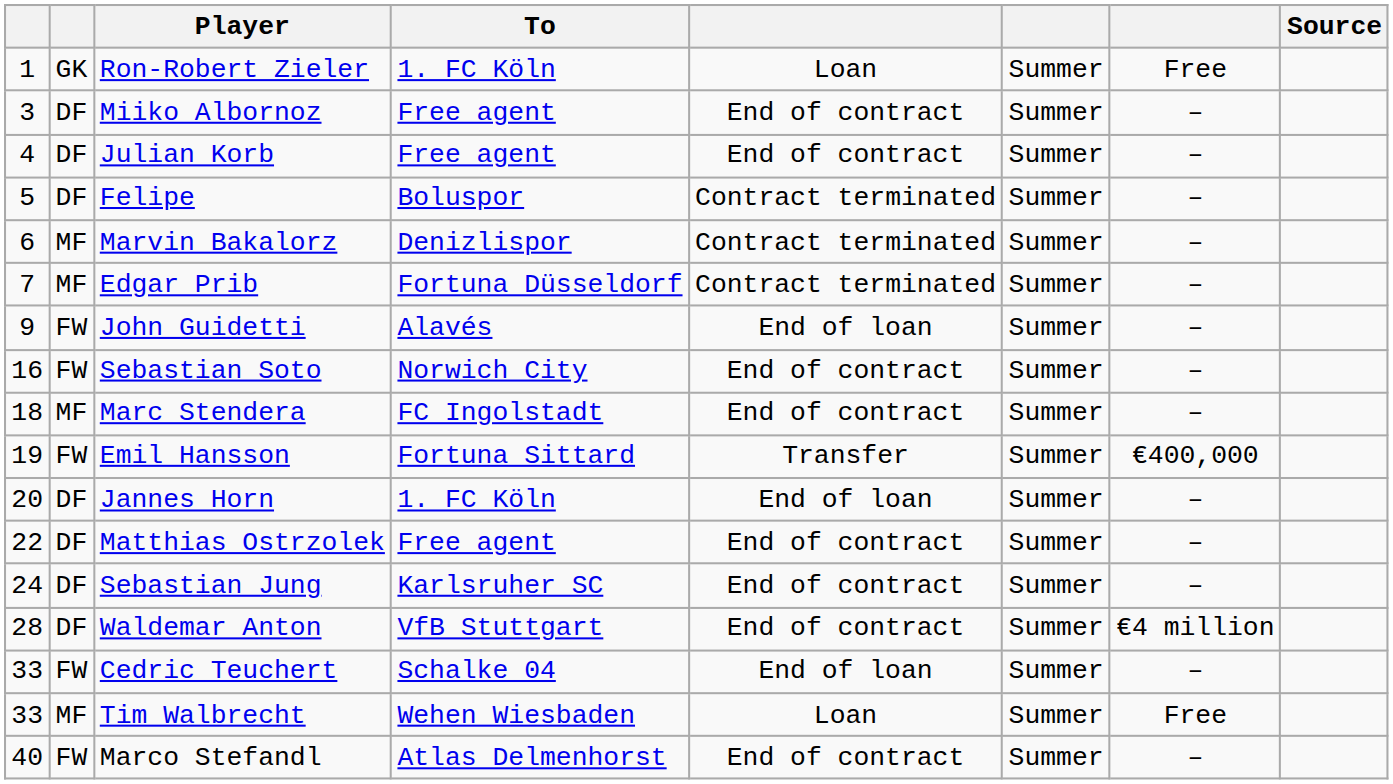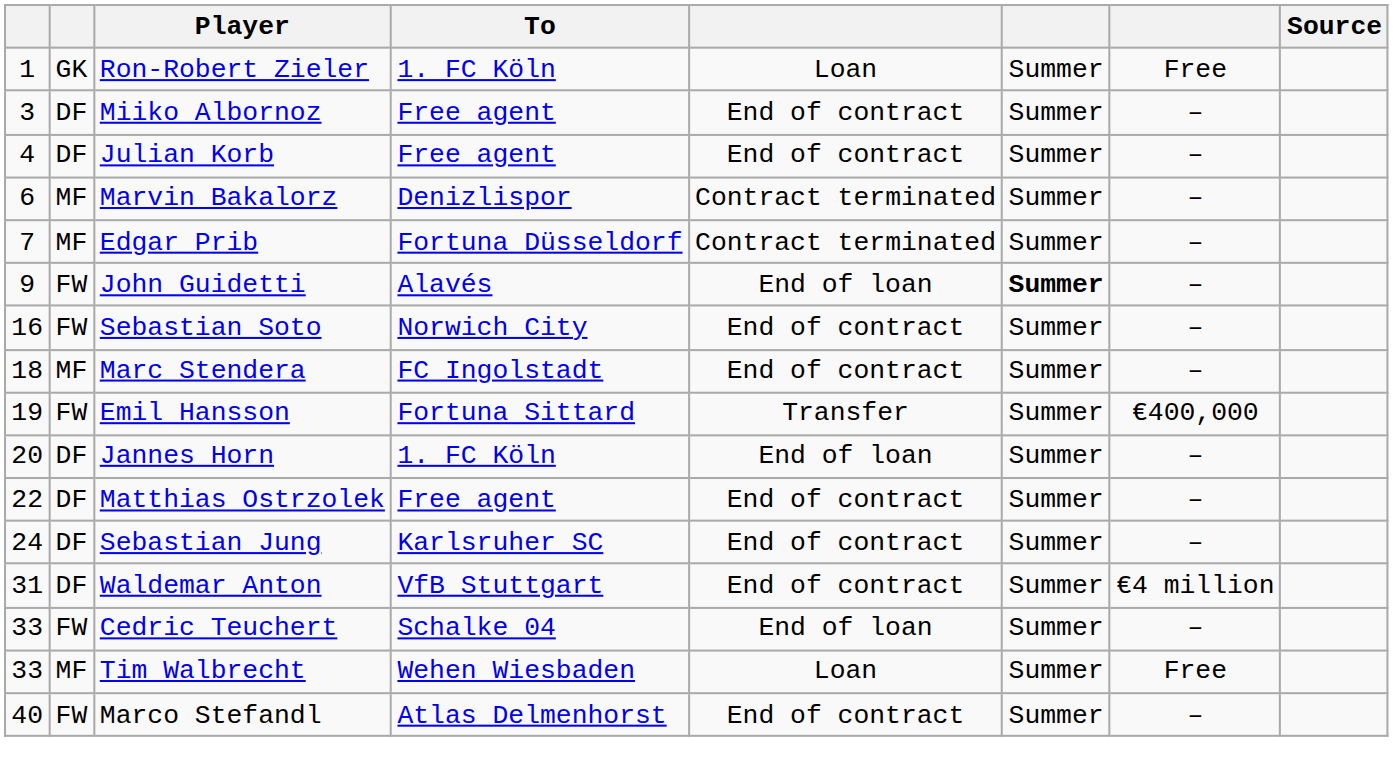- row: (147, 199)
(1056, 328) normal -> (1056, 285) bold
(27, 629) 28 -> (27, 586) 31
